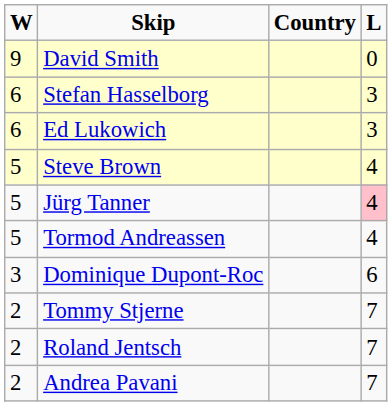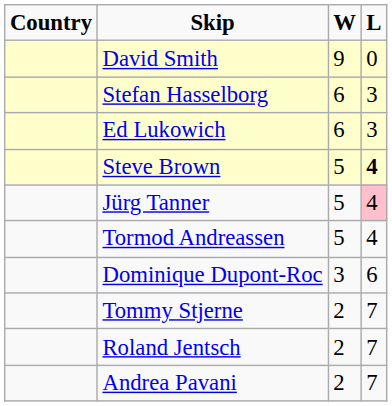columns swapped: (315, 22) <-> (21, 22)
(372, 166) normal -> (372, 166) bold
